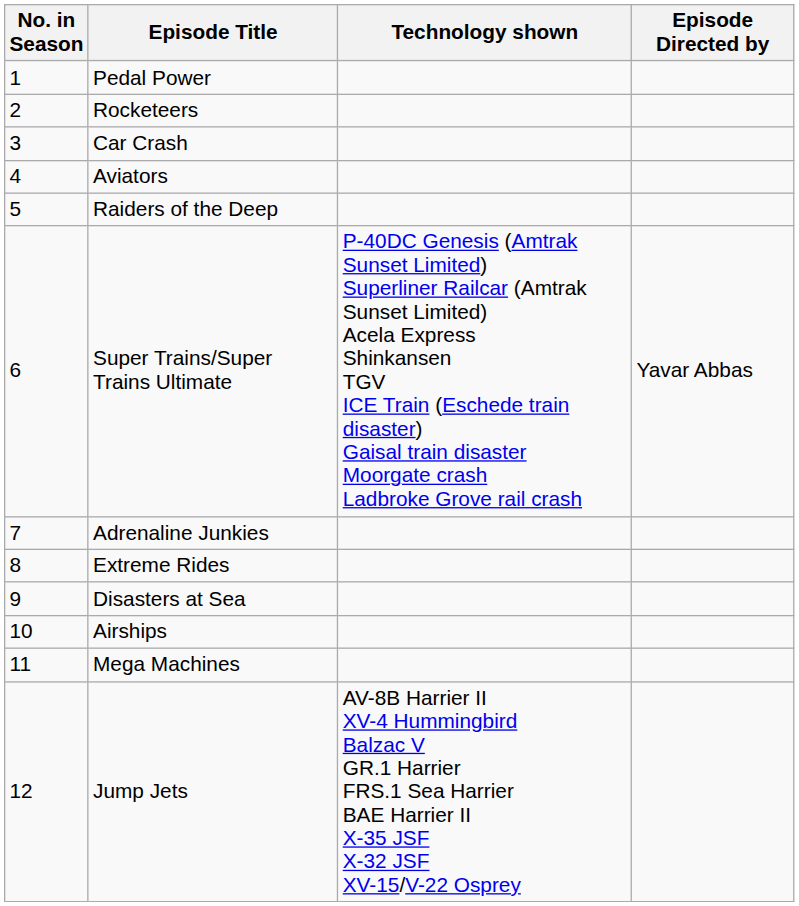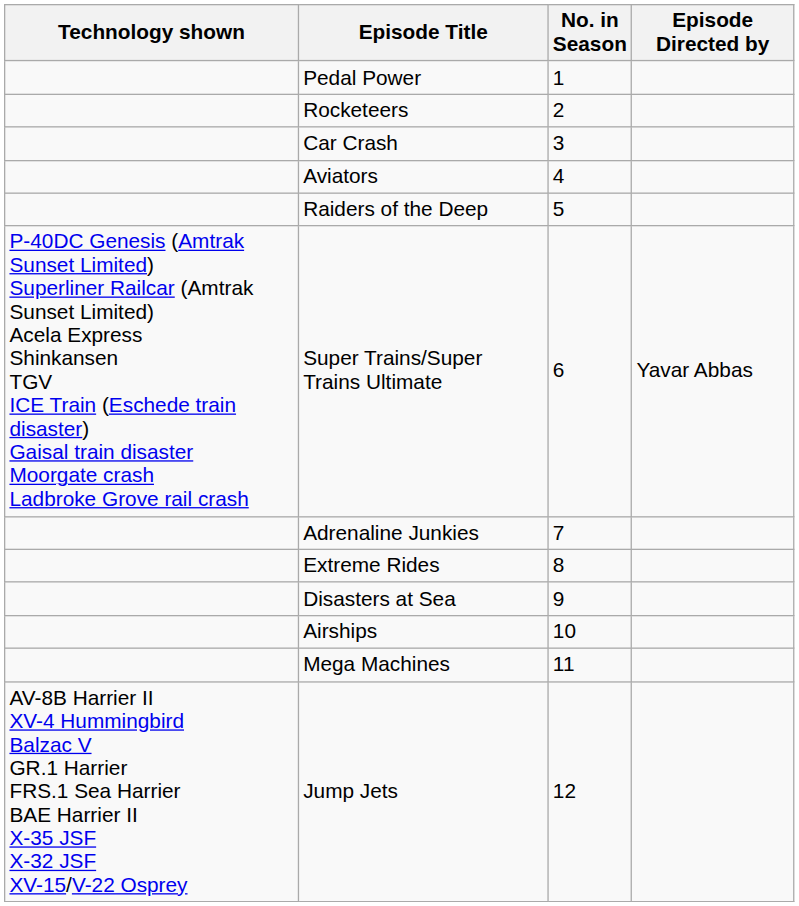columns swapped: (46, 32) <-> (485, 32)
